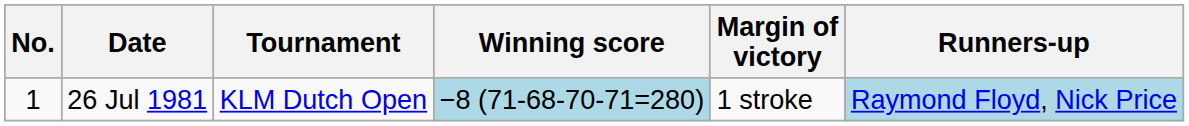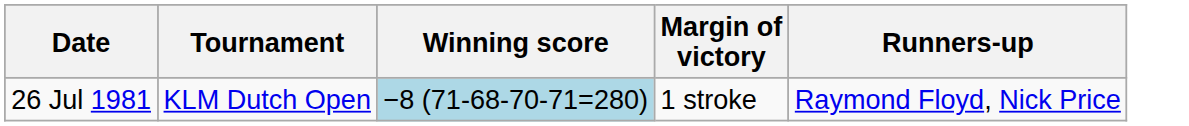- column: (33, 42)
(1014, 100) lightblue background -> (958, 100) no background
